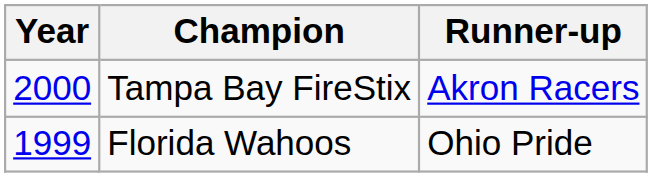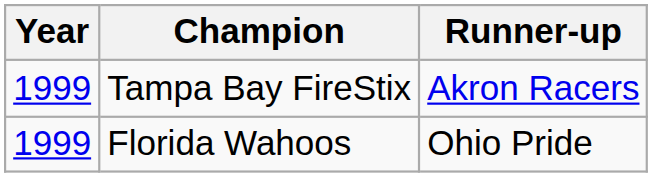(52, 87) 2000 -> (52, 87) 1999
